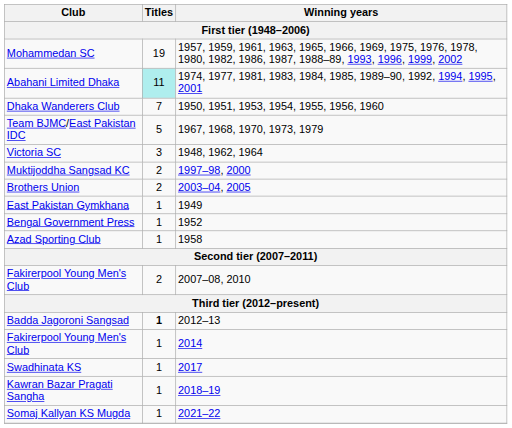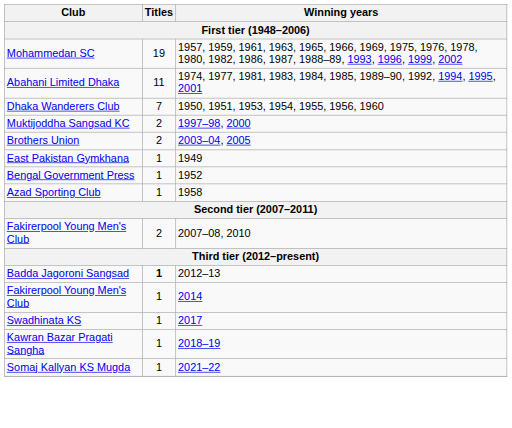(159, 83) paleturquoise background -> (159, 83) no background
- row: (71, 130)
- row: (34, 153)
